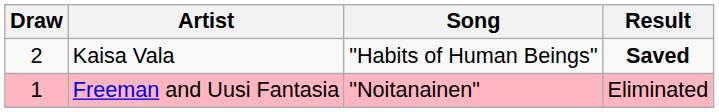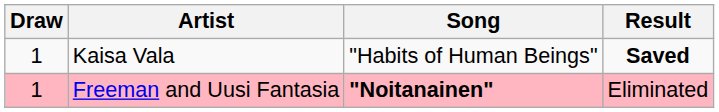(36, 55) 2 -> (36, 55) 1
(415, 90) normal -> (421, 90) bold
